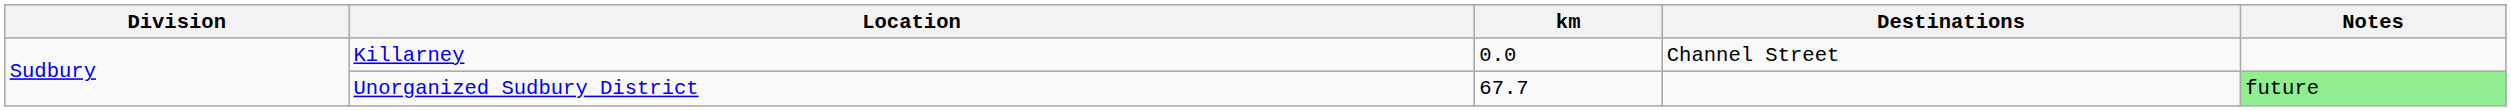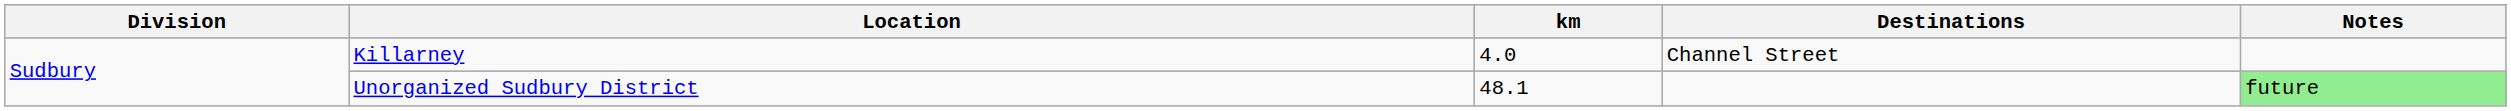(1498, 55) 0.0 -> (1498, 55) 4.0
(1504, 88) 67.7 -> (1504, 88) 48.1
